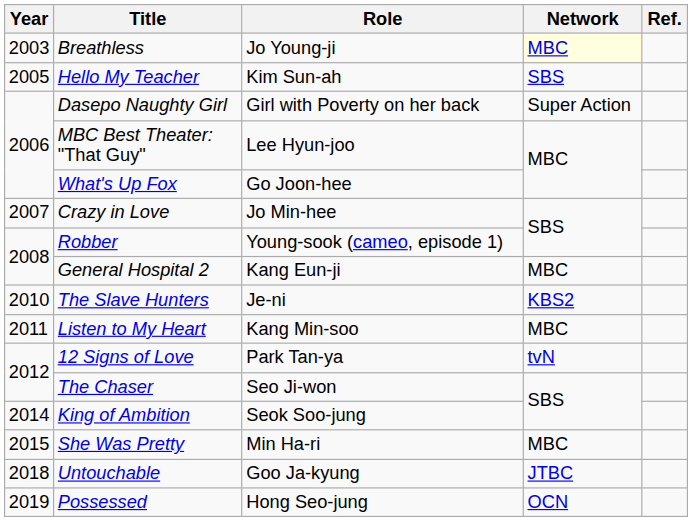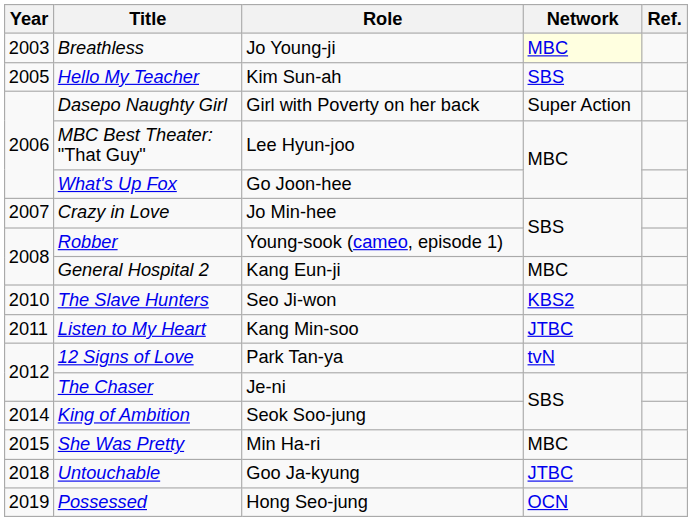(266, 299) Je-ni -> (291, 299) Seo Ji-won
(548, 328) MBC -> (550, 328) JTBC
(291, 386) Seo Ji-won -> (266, 386) Je-ni
